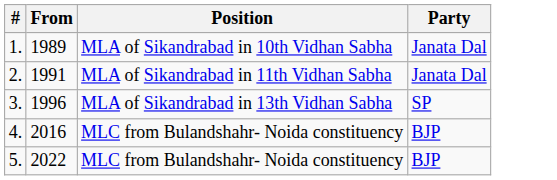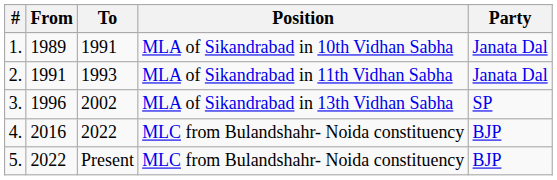+ column: (108, 18)
